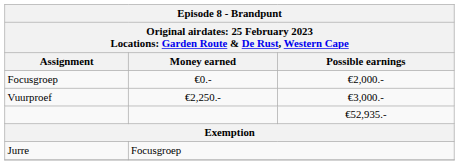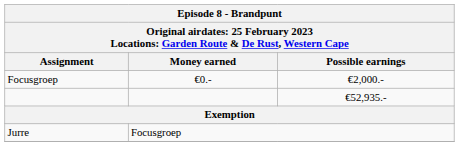- row: (30, 97)
